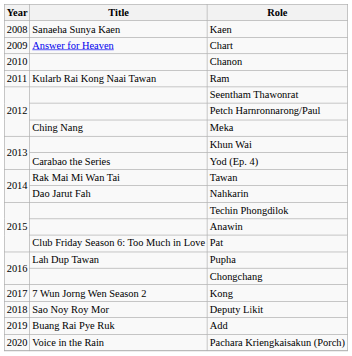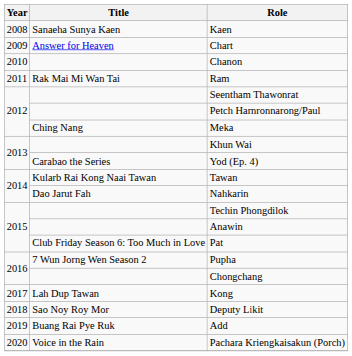(94, 78) Kularb Rai Kong Naai Tawan -> (76, 78) Rak Mai Mi Wan Tai
(76, 177) Rak Mai Mi Wan Tai -> (94, 177) Kularb Rai Kong Naai Tawan
(66, 260) Lah Dup Tawan -> (89, 260) 7 Wun Jorng Wen Season 2
(89, 293) 7 Wun Jorng Wen Season 2 -> (66, 293) Lah Dup Tawan
